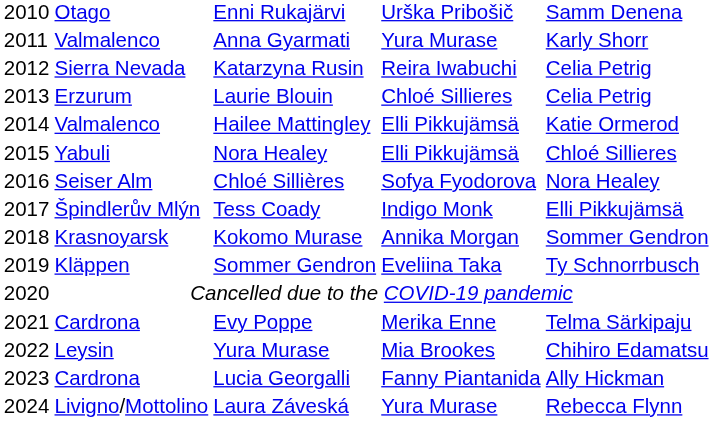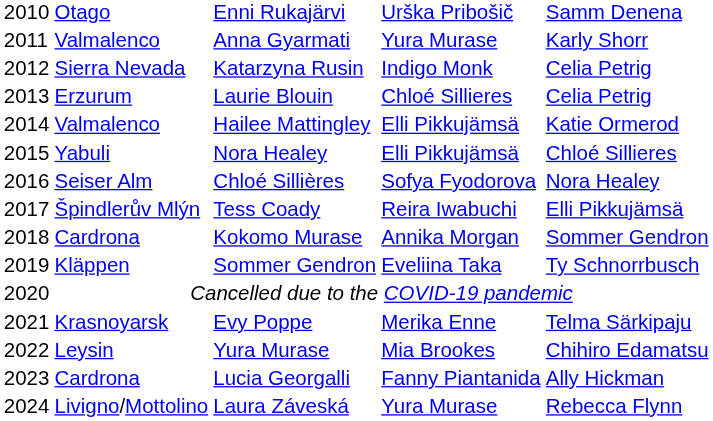(449, 68) Reira Iwabuchi -> (437, 68) Indigo Monk
(437, 209) Indigo Monk -> (449, 209) Reira Iwabuchi
(111, 237) Krasnoyarsk -> (97, 237) Cardrona
(97, 321) Cardrona -> (111, 321) Krasnoyarsk
